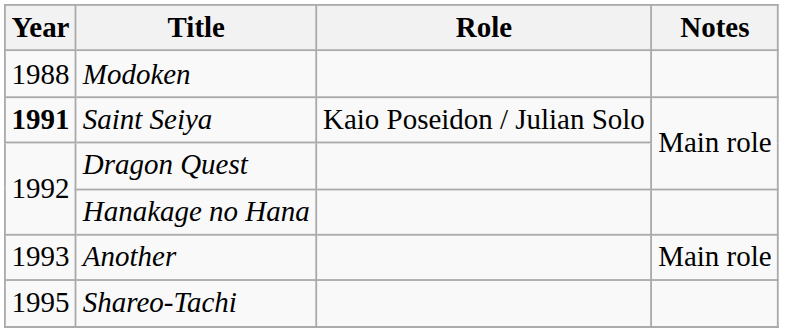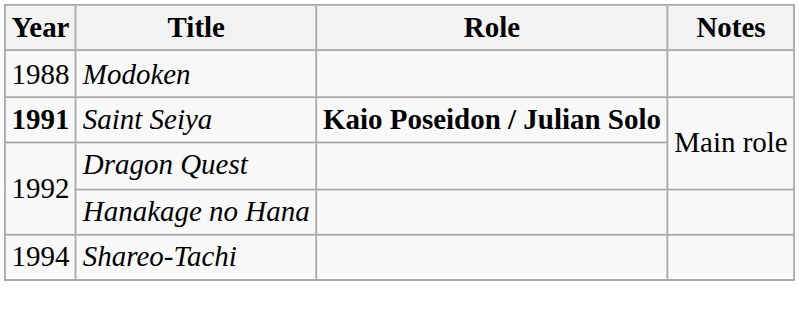(484, 119) normal -> (492, 119) bold
- row: (129, 257)
(41, 303) 1995 -> (41, 257) 1994
